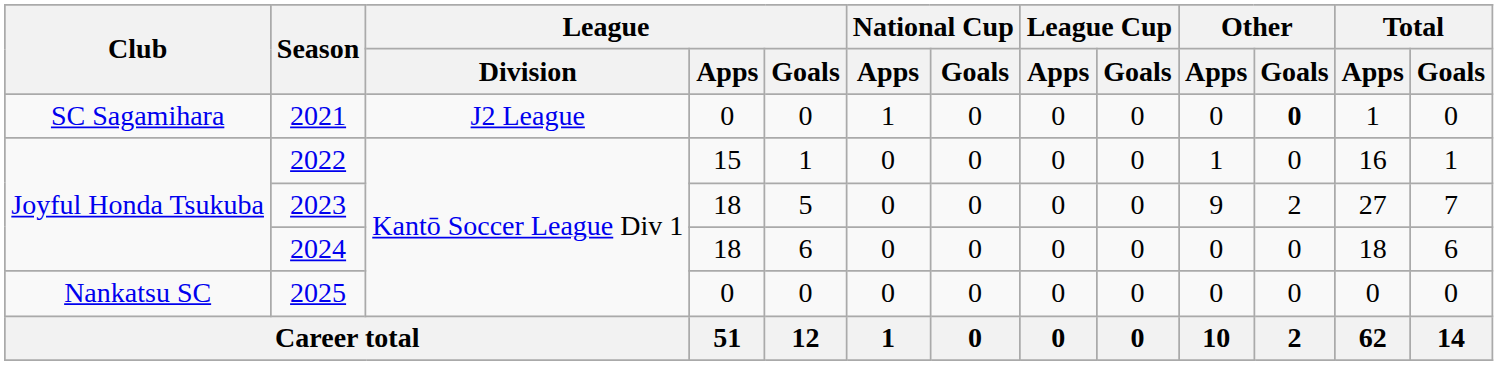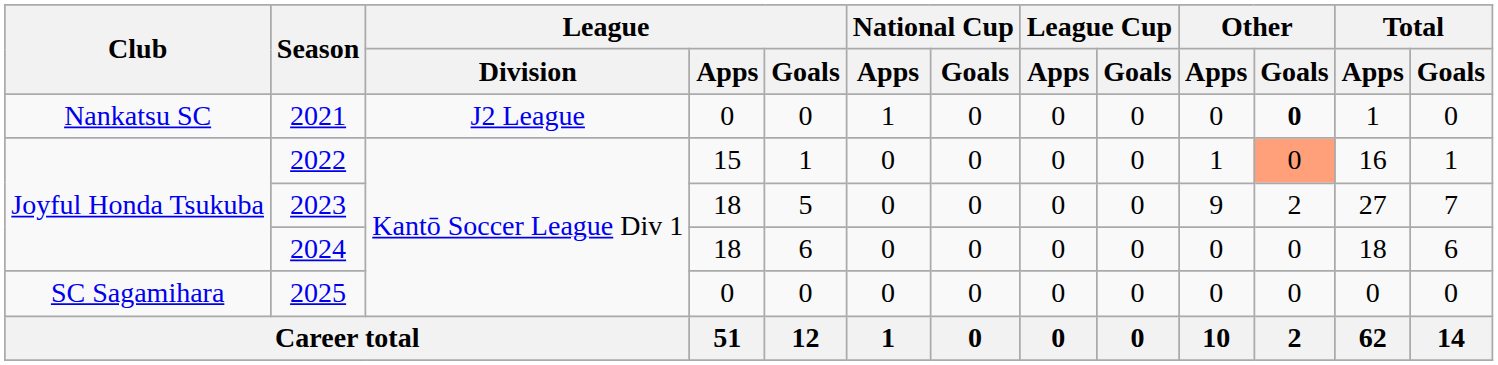(138, 115) SC Sagamihara -> (138, 115) Nankatsu SC
(1294, 159) no background -> (1294, 159) lightsalmon background
(138, 293) Nankatsu SC -> (138, 293) SC Sagamihara
